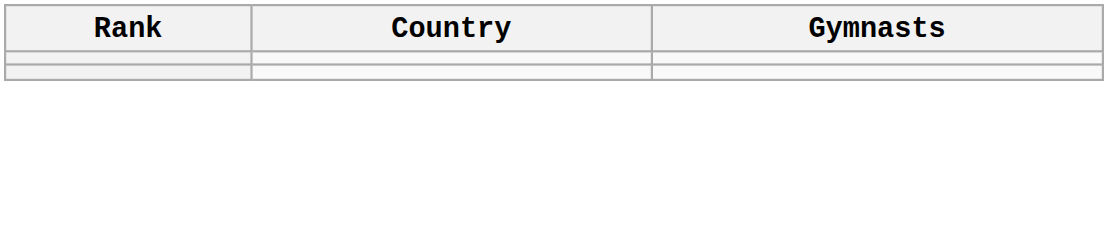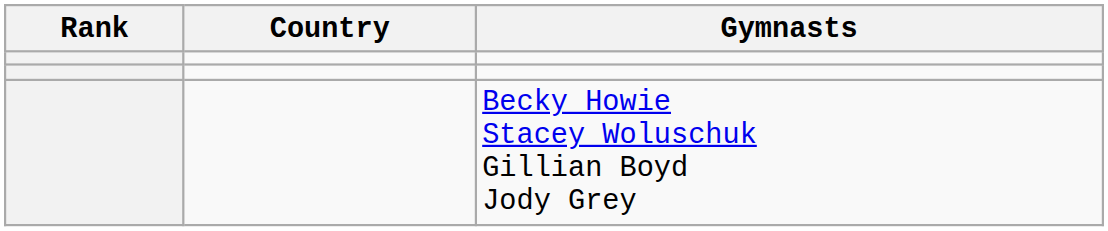+ row: (95, 152)
